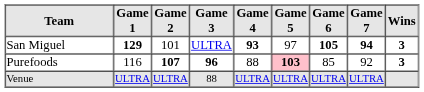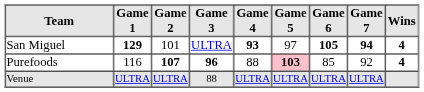(402, 45) 3 -> (402, 45) 4
(402, 62) 3 -> (402, 62) 4
